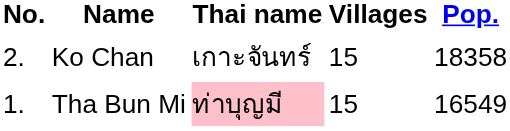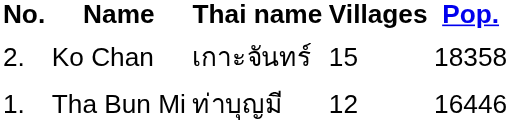(238, 104) pink background -> (238, 104) no background
(343, 103) 15 -> (343, 103) 12
(471, 103) 16549 -> (471, 103) 16446
